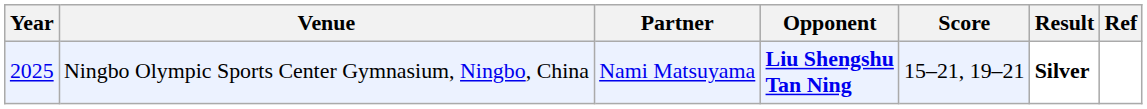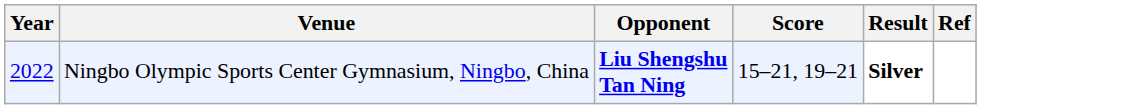- column: (677, 22)
(32, 71) 2025 -> (32, 71) 2022
